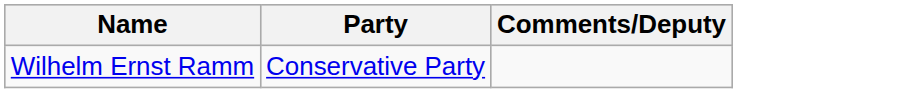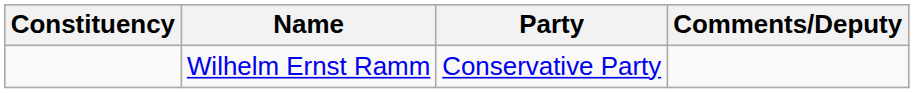+ column: (93, 25)
